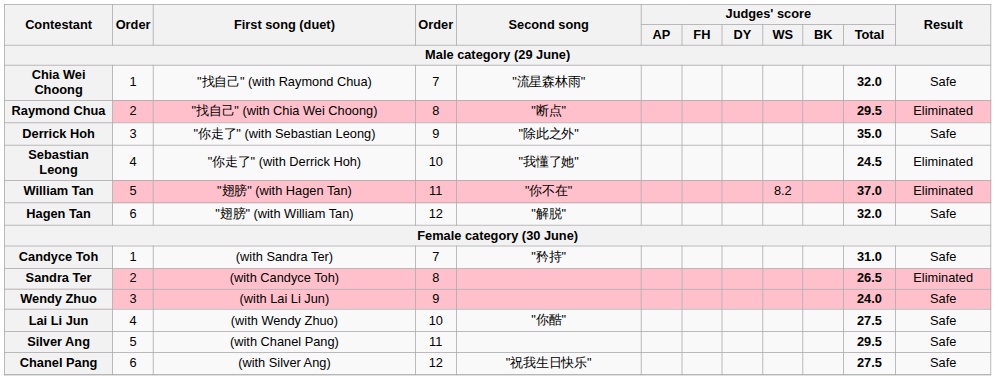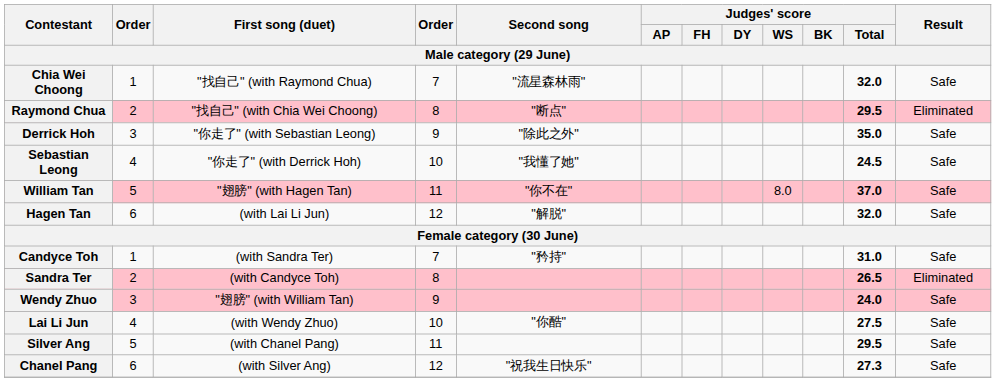(943, 162) Eliminated -> (943, 162) Safe
(783, 191) 8.2 -> (783, 191) 8.0
(943, 191) Eliminated -> (943, 191) Safe
(284, 213) "翅膀" (with William Tan) -> (284, 214) (with Lai Li Jun)
(284, 299) (with Lai Li Jun) -> (284, 299) "翅膀" (with William Tan)
(869, 363) 27.5 -> (869, 365) 27.3
